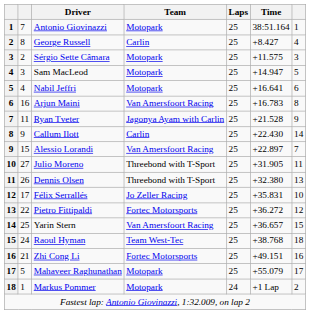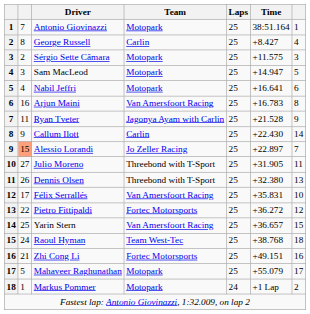(25, 149) no background -> (25, 149) lightsalmon background
(170, 149) Van Amersfoort Racing -> (157, 149) Jo Zeller Racing
(157, 194) Jo Zeller Racing -> (170, 194) Van Amersfoort Racing
